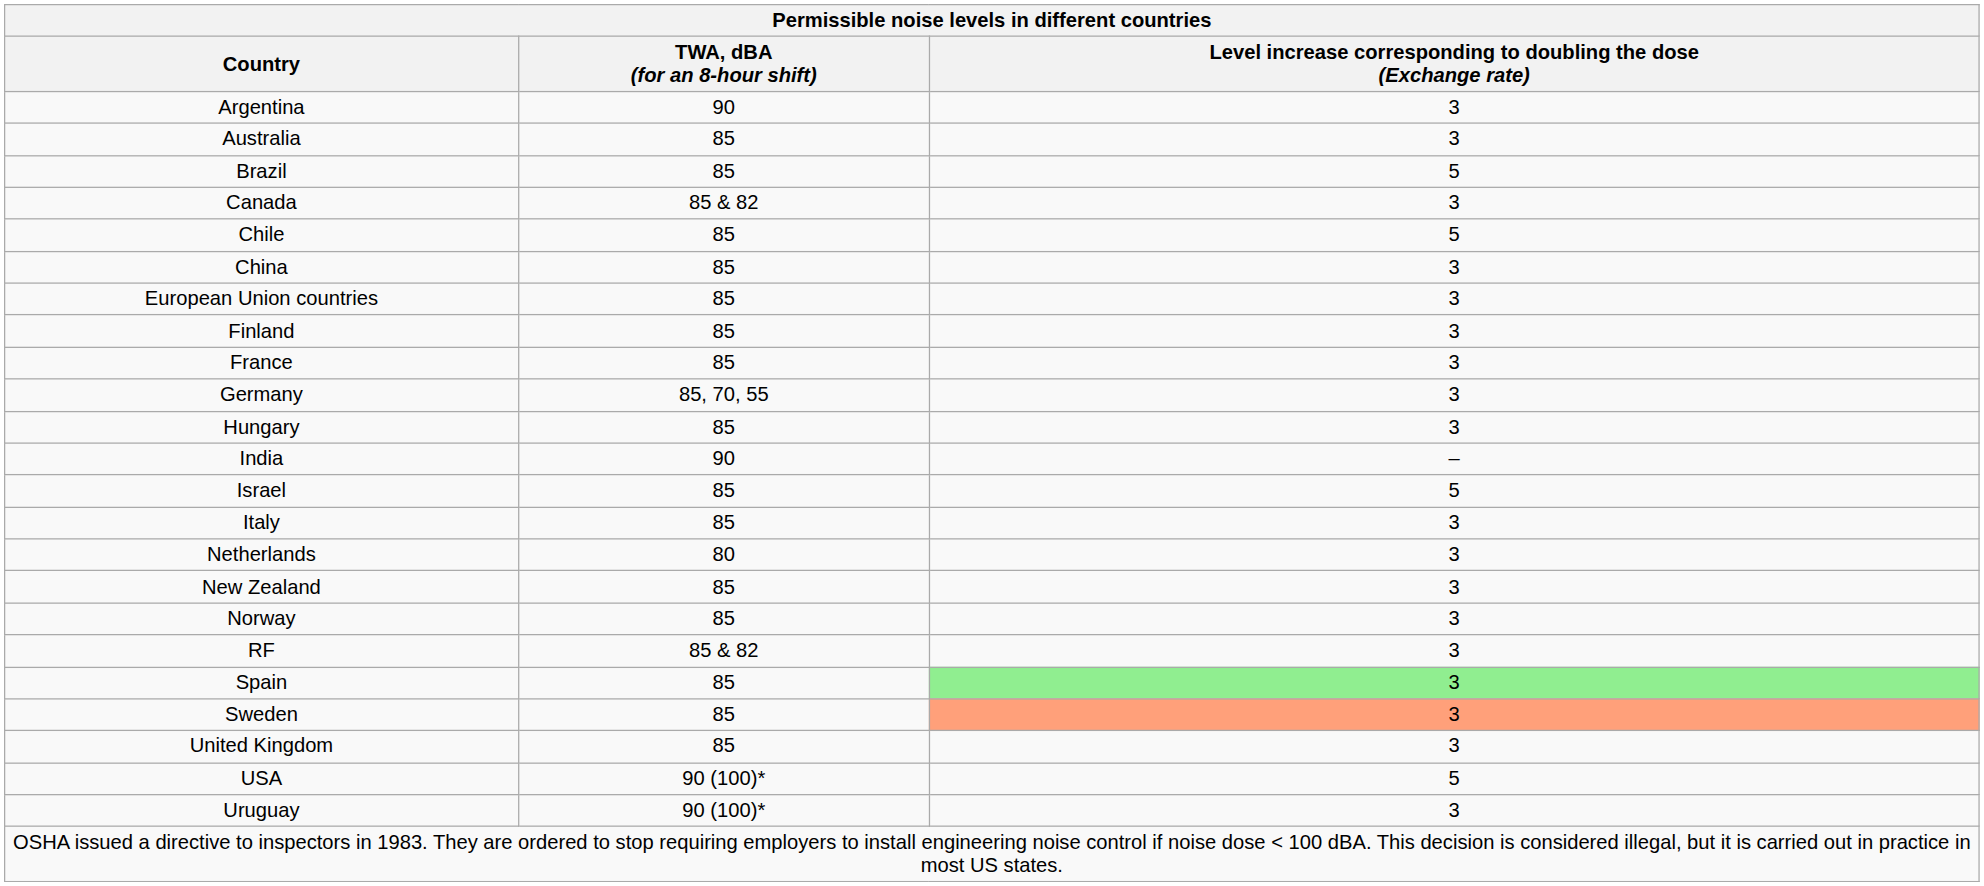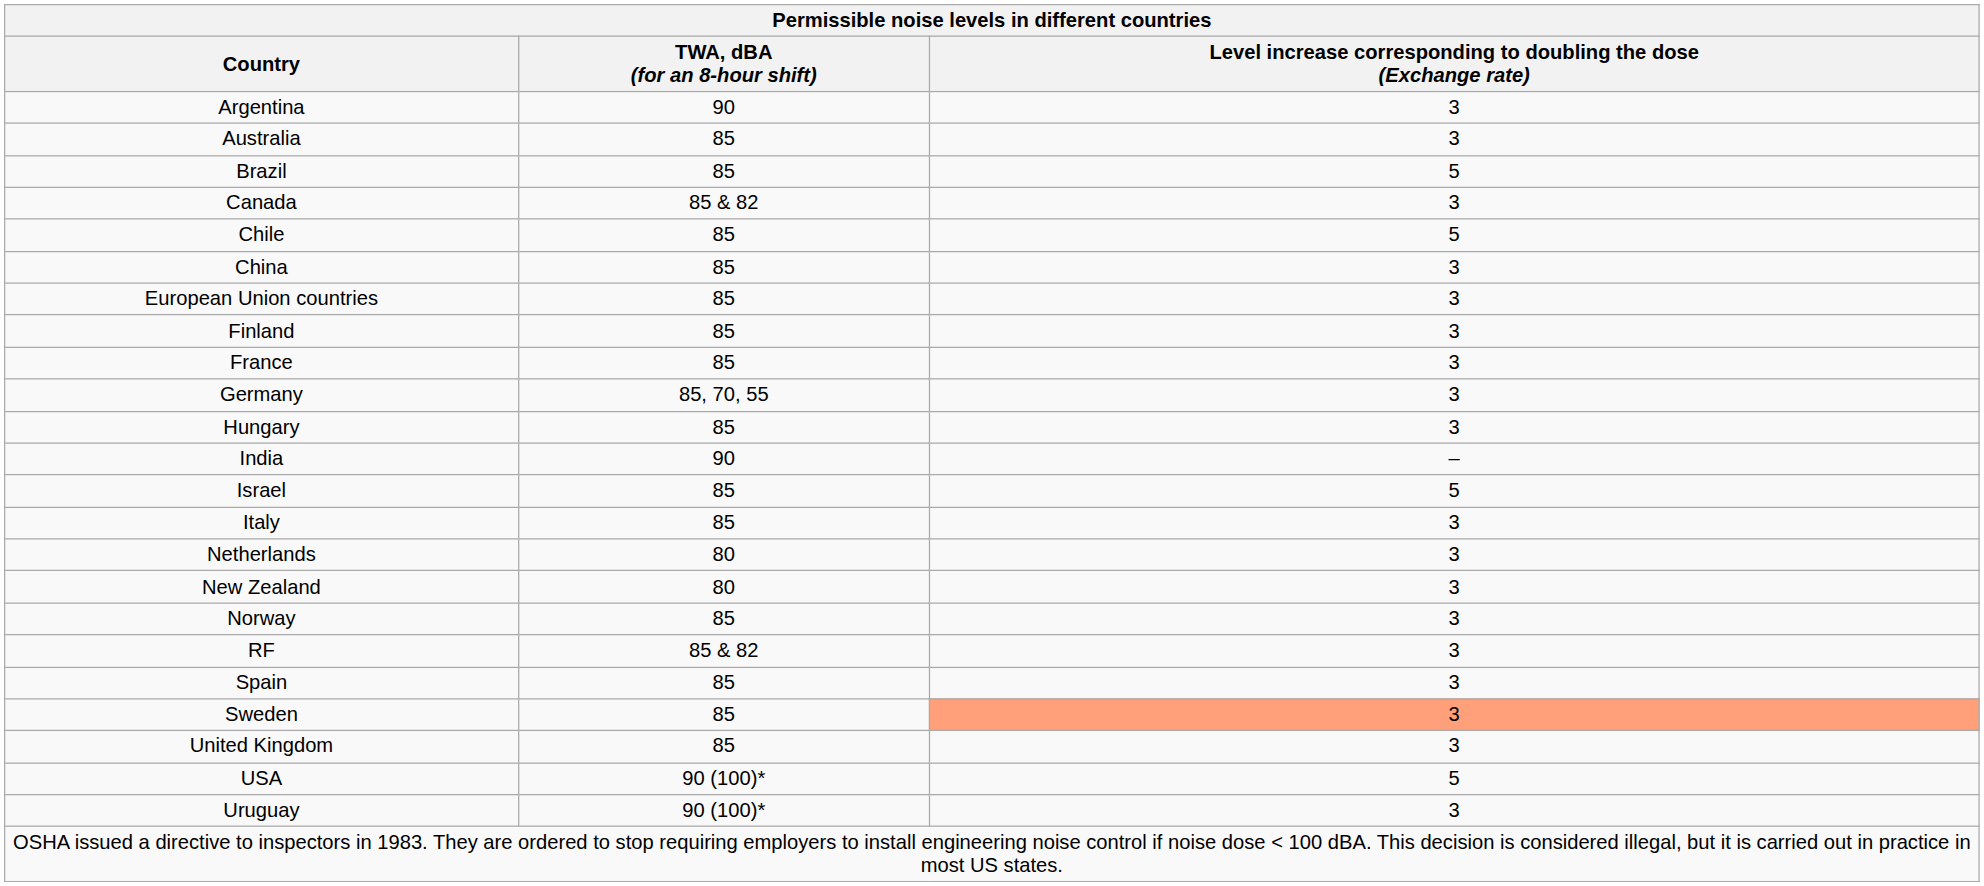(724, 586) 85 -> (724, 586) 80
(1454, 682) lightgreen background -> (1454, 682) no background
